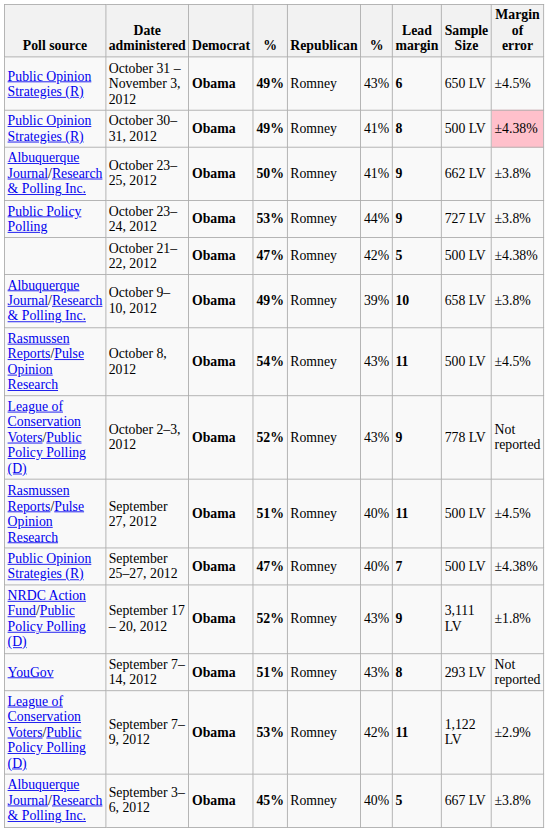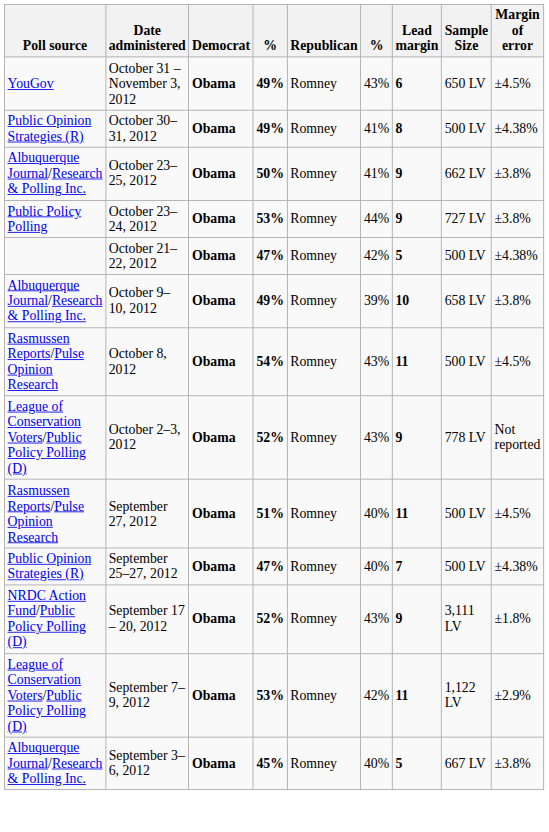(49, 83) Public Opinion Strategies (R) -> (31, 83) YouGov
(516, 128) pink background -> (516, 128) no background
- row: (147, 672)
